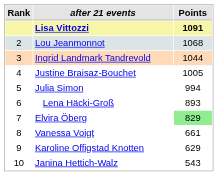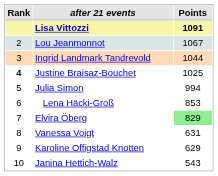(193, 43) 1068 -> (193, 43) 1067
(19, 73) normal -> (19, 73) bold
(193, 73) 1005 -> (193, 73) 1025
(193, 103) 893 -> (193, 103) 853
(193, 133) 661 -> (193, 133) 631
